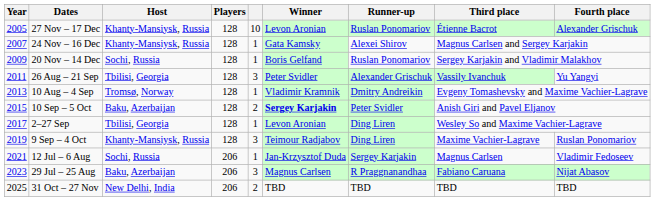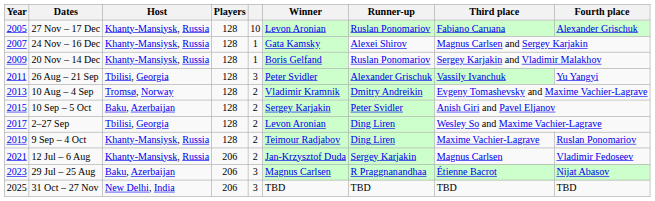(467, 28) Étienne Bacrot -> (471, 28) Fabiano Caruana
(132, 60) Sochi, Russia -> (157, 60) Khanty-Mansiysk, Russia
(255, 92) 1 -> (255, 92) 2
(301, 108) bold -> (298, 108) normal
(255, 124) 1 -> (255, 124) 2
(255, 140) 3 -> (255, 140) 2
(132, 156) Sochi, Russia -> (157, 156) Khanty-Mansiysk, Russia
(255, 156) 1 -> (255, 156) 2
(471, 172) Fabiano Caruana -> (467, 172) Étienne Bacrot
(255, 188) 2 -> (255, 188) 3
